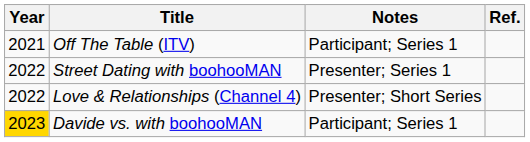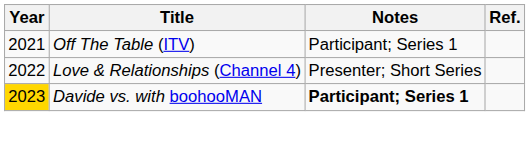- row: (167, 70)
(383, 123) normal -> (389, 96) bold
